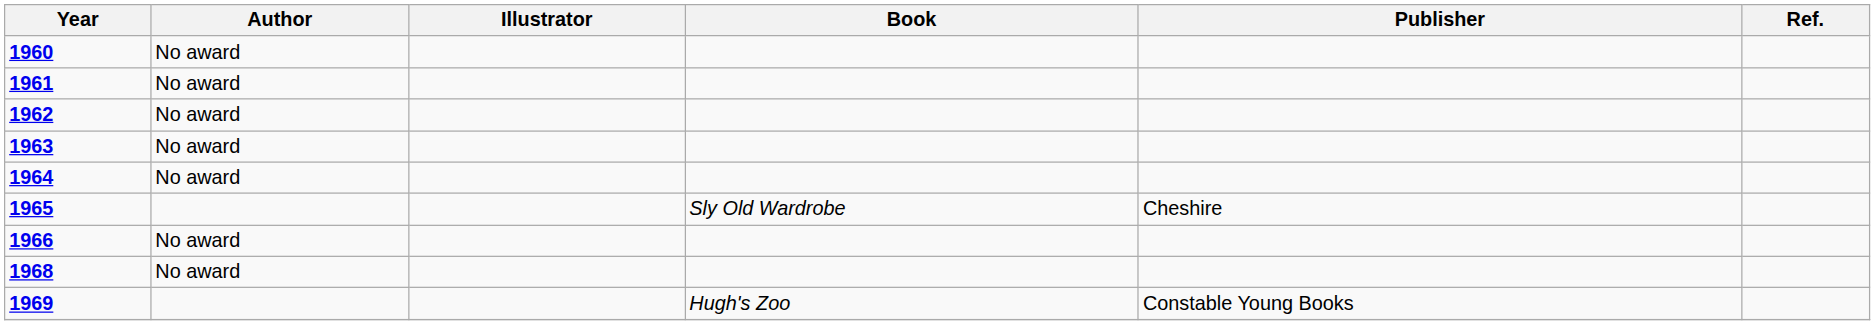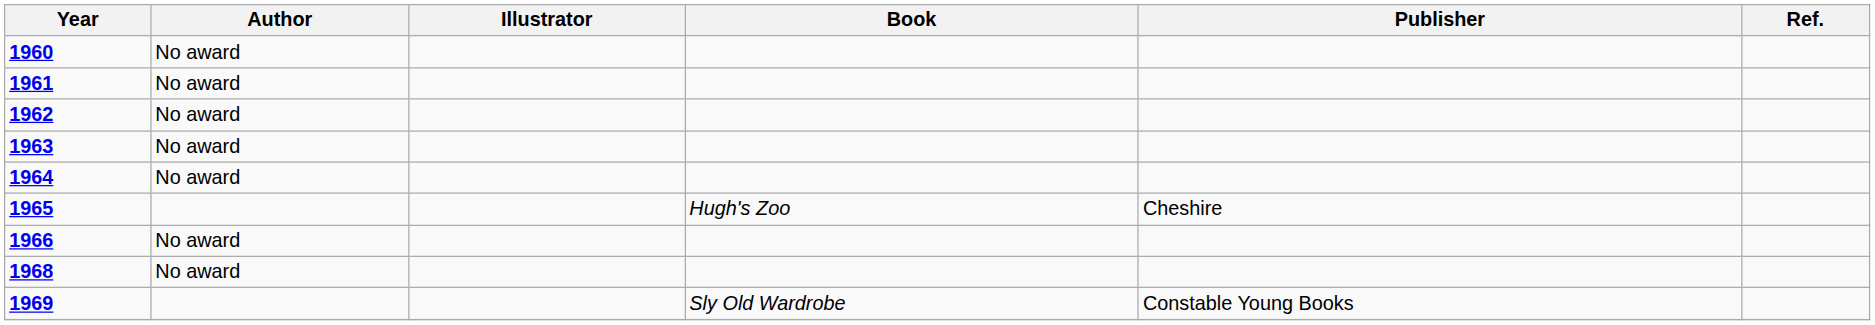(767, 209) Sly Old Wardrobe -> (740, 209) Hugh's Zoo
(740, 303) Hugh's Zoo -> (767, 303) Sly Old Wardrobe
